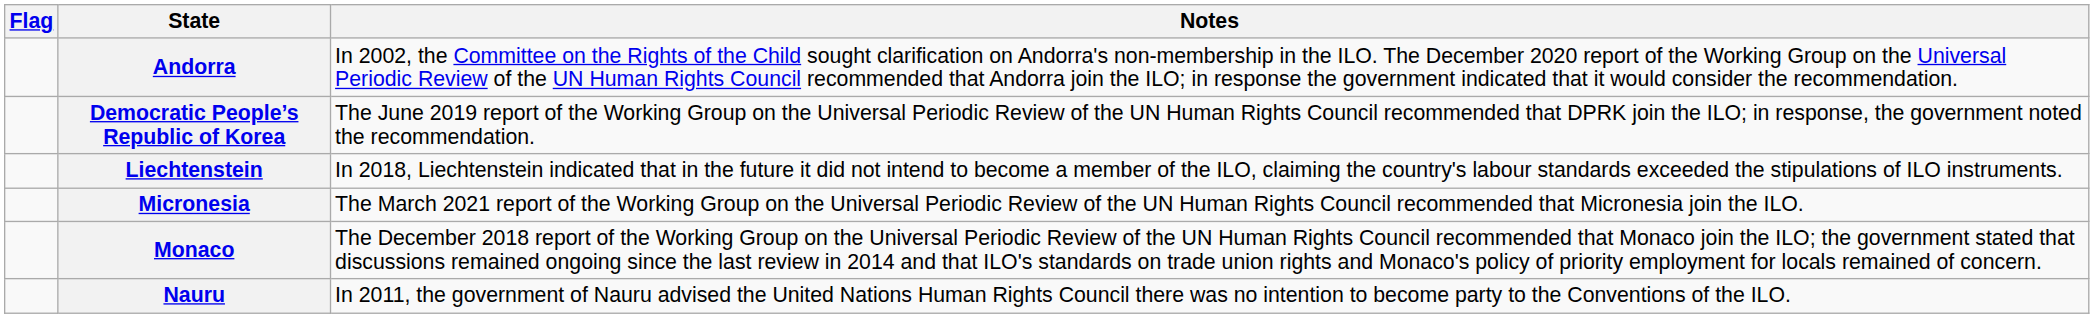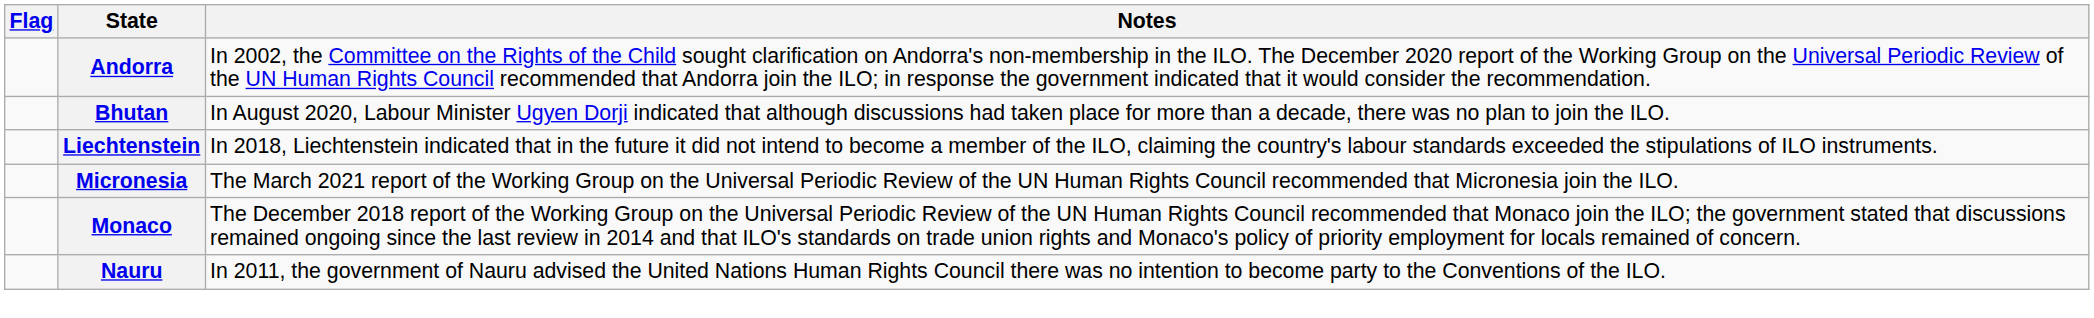+ row: (132, 112)
- row: (194, 124)
